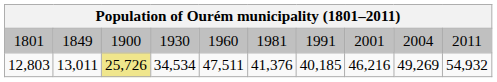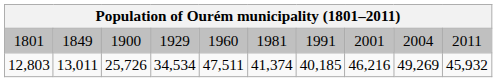(175, 40) 1930 -> (175, 40) 1929
(126, 64) khaki background -> (126, 64) no background
(272, 64) 41,376 -> (272, 64) 41,374
(467, 64) 54,932 -> (467, 64) 45,932
